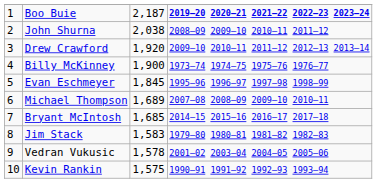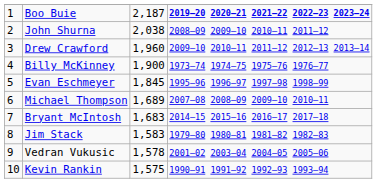(149, 48) 1,920 -> (149, 48) 1,960
(149, 117) 1,685 -> (149, 117) 1,683
